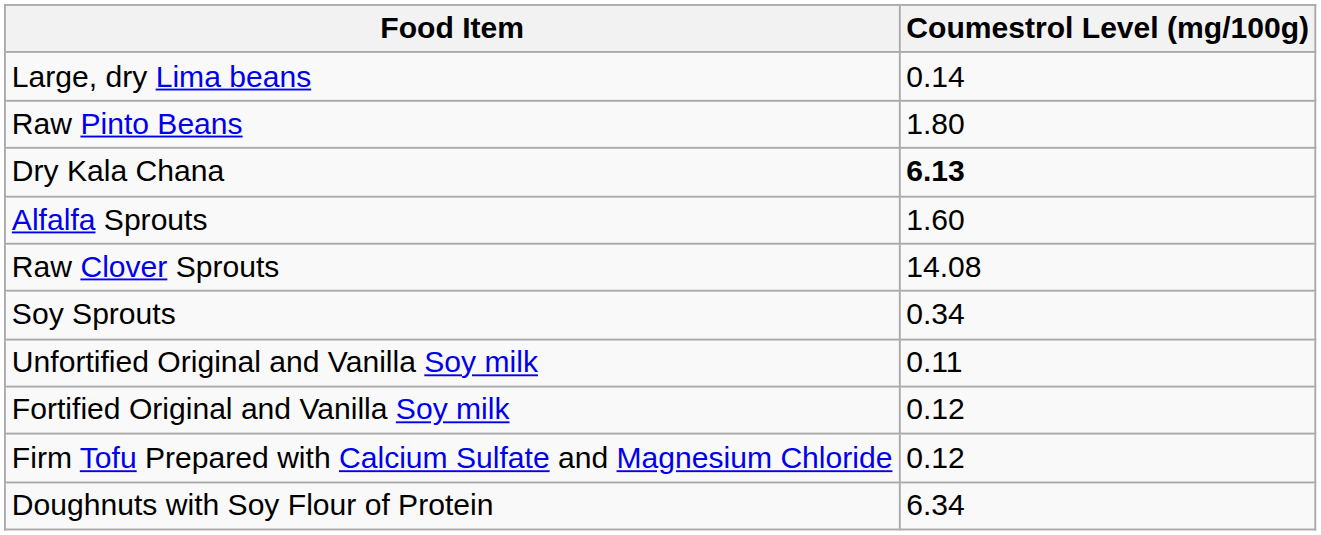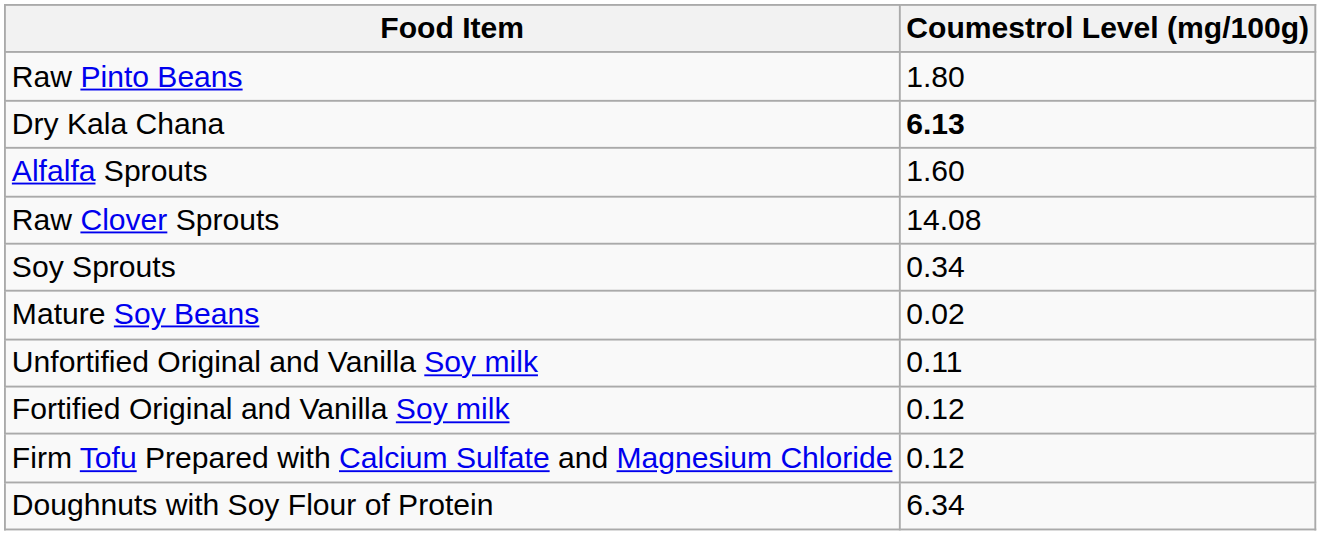- row: (162, 76)
+ row: (136, 314)
